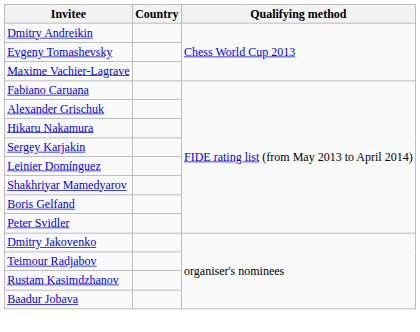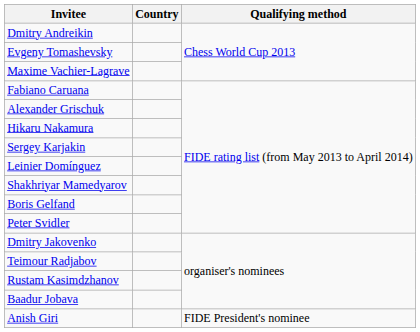+ row: (33, 318)
